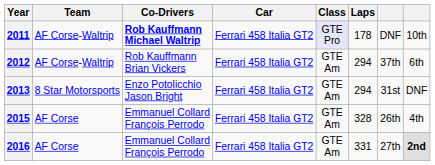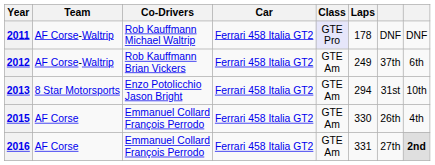(163, 35) bold -> (161, 35) normal
(417, 35) 10th -> (417, 35) DNF
(363, 63) 294 -> (363, 63) 249
(417, 91) DNF -> (417, 91) 10th
(363, 119) 328 -> (363, 119) 330
